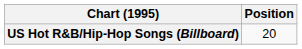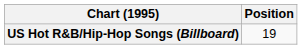(269, 34) 20 -> (269, 34) 19
